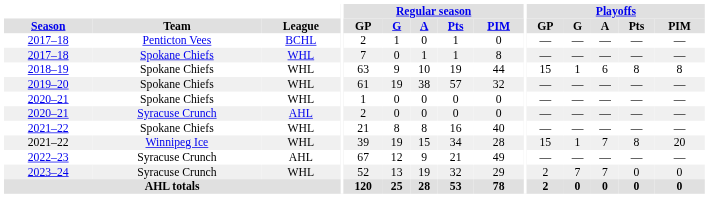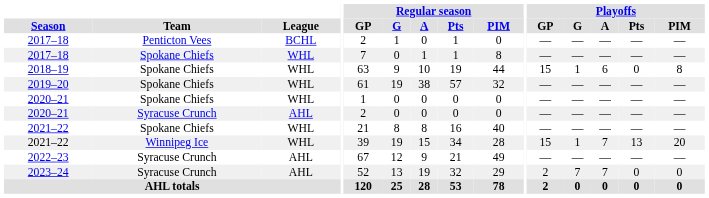(636, 69) 8 -> (636, 69) 0
(636, 142) 8 -> (636, 142) 13
(301, 172) WHL -> (301, 172) AHL
